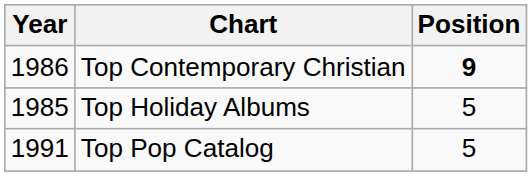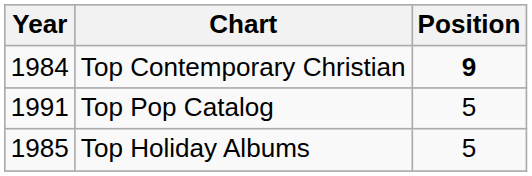(40, 66) 1986 -> (40, 66) 1984
rows swapped: (195, 107) <-> (177, 149)
